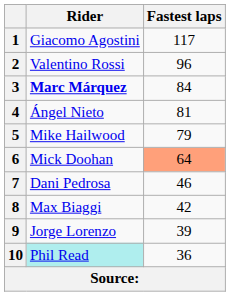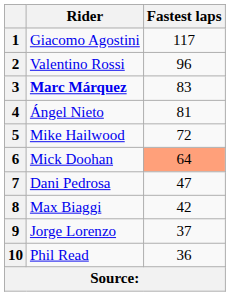(184, 87) 84 -> (184, 87) 83
(184, 135) 79 -> (184, 135) 72
(184, 183) 46 -> (184, 183) 47
(184, 231) 39 -> (184, 231) 37
(59, 254) paleturquoise background -> (59, 254) no background
